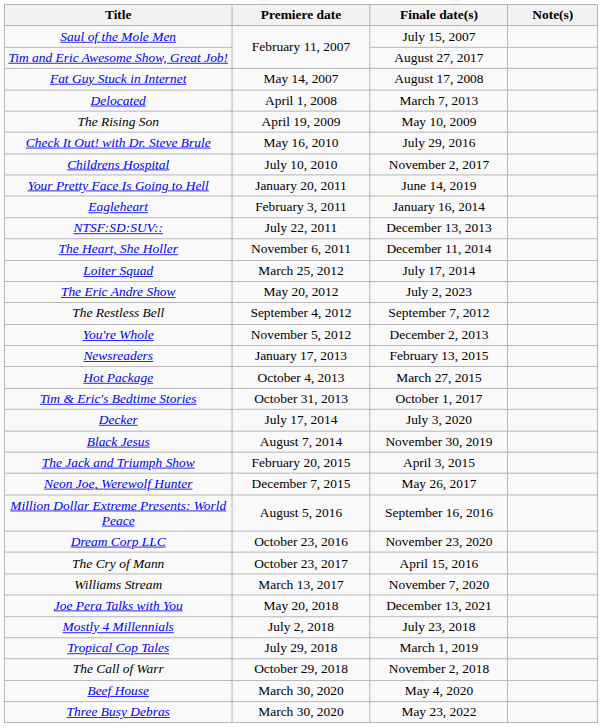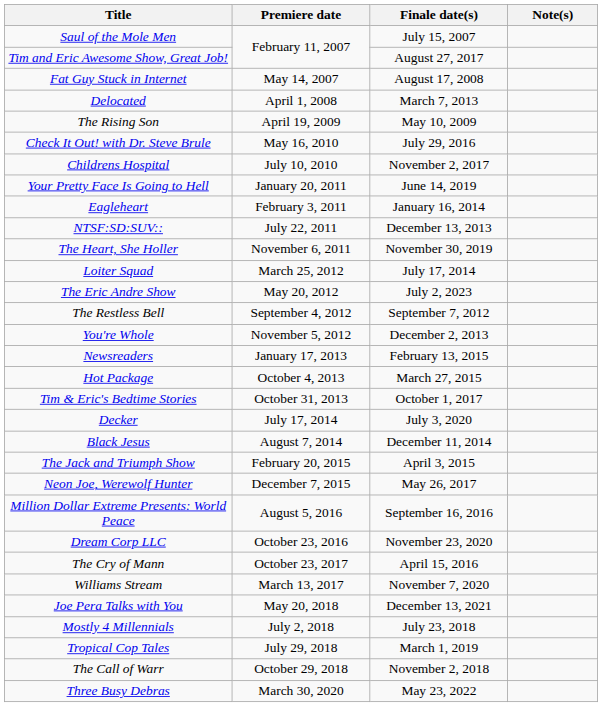(439, 249) December 11, 2014 -> (439, 249) November 30, 2019
(439, 441) November 30, 2019 -> (439, 441) December 11, 2014
- row: (118, 691)
